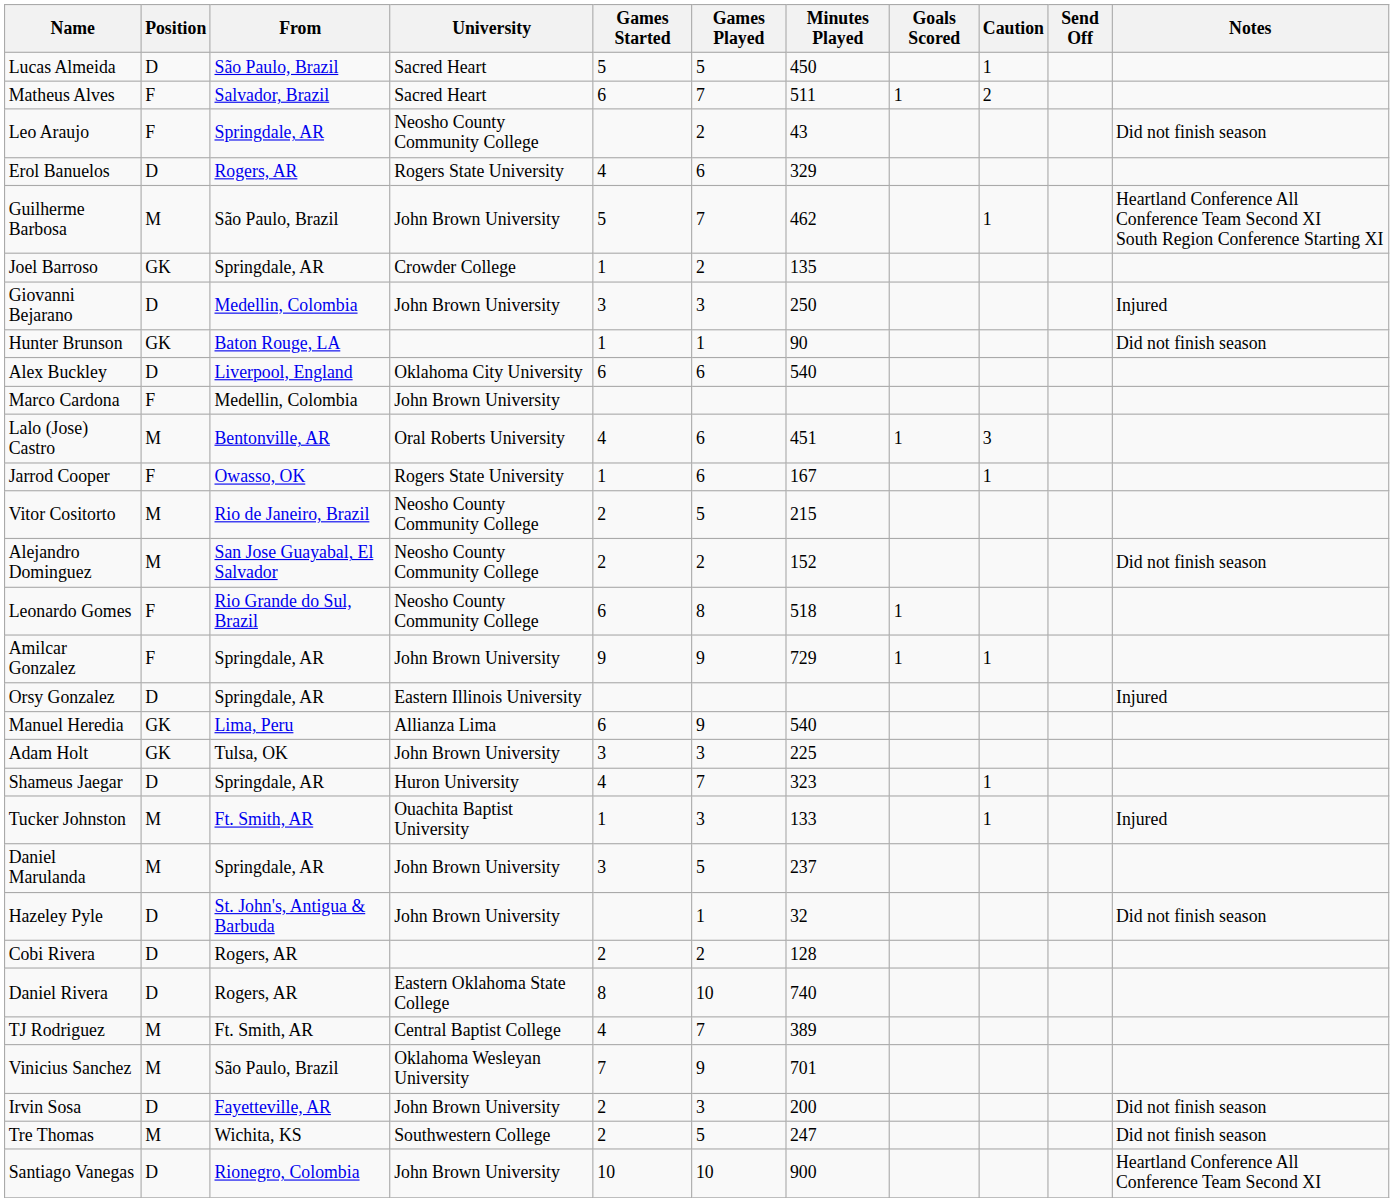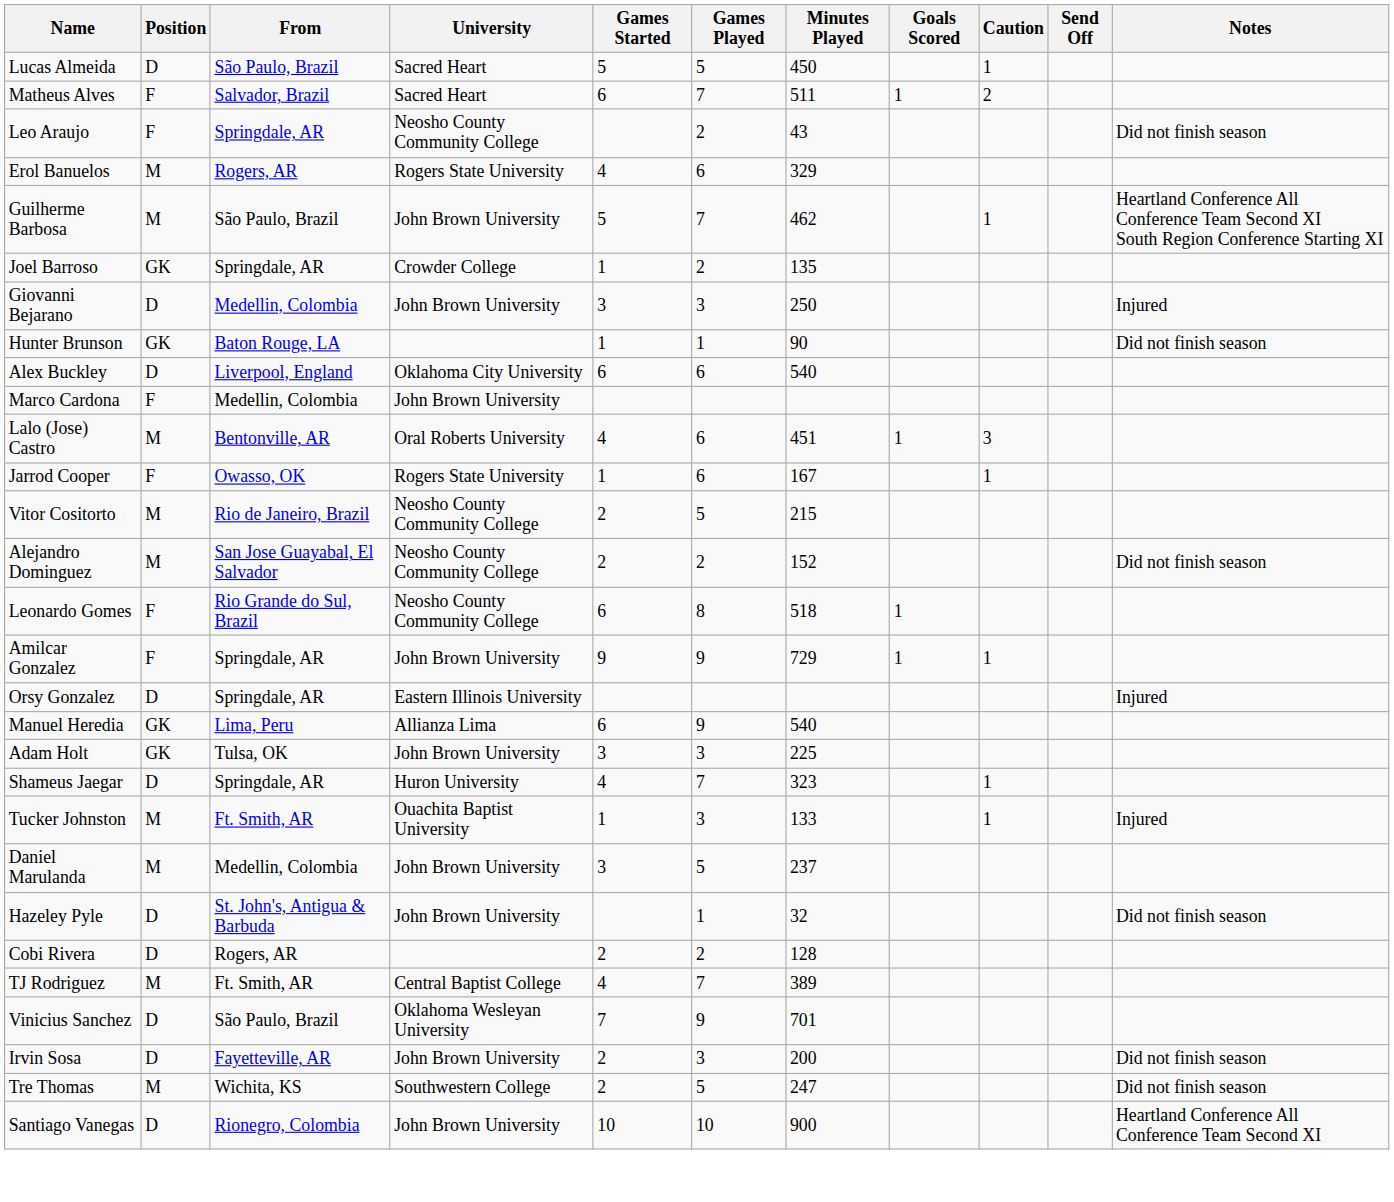(152, 171) D -> (153, 171) M
(269, 868) Springdale, AR -> (286, 868) Medellin, Colombia
- row: (58, 992)
(153, 1068) M -> (152, 1020) D
